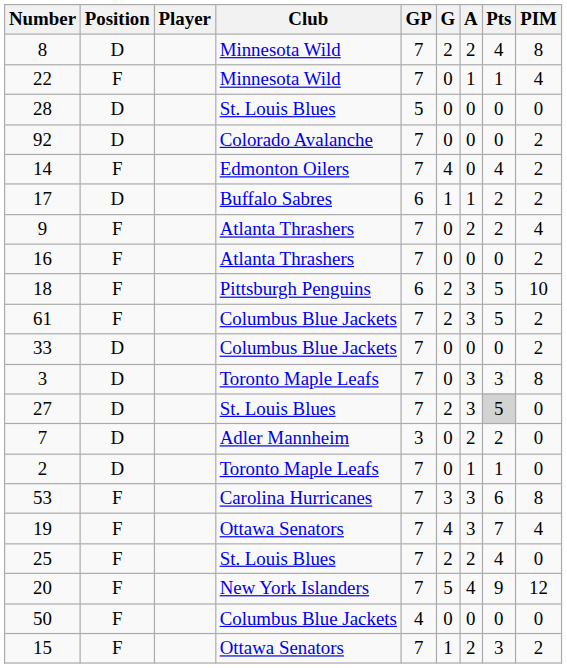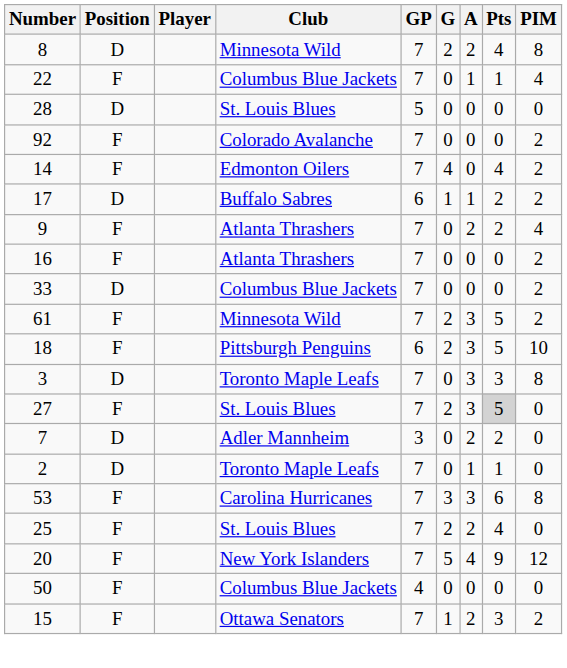(280, 79) Minnesota Wild -> (308, 79) Columbus Blue Jackets
(117, 139) D -> (117, 139) F
rows swapped: (42, 348) <-> (42, 288)
(308, 318) Columbus Blue Jackets -> (280, 318) Minnesota Wild
(117, 408) D -> (117, 408) F
- row: (42, 528)
